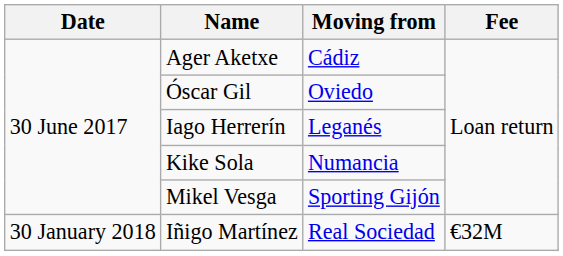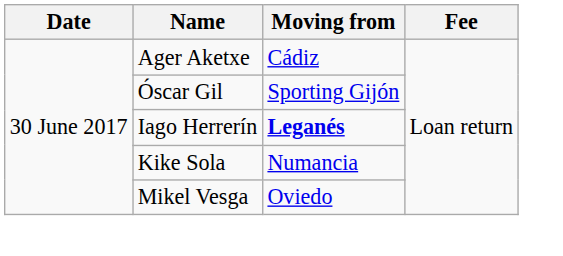(340, 92) Oviedo -> (333, 92) Sporting Gijón
(345, 127) normal -> (306, 127) bold
(374, 197) Sporting Gijón -> (300, 197) Oviedo
- row: (232, 232)
